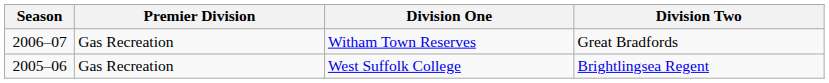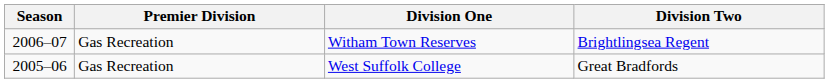(628, 41) Great Bradfords -> (643, 41) Brightlingsea Regent
(643, 66) Brightlingsea Regent -> (628, 66) Great Bradfords
